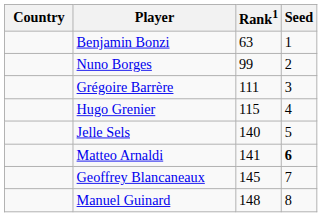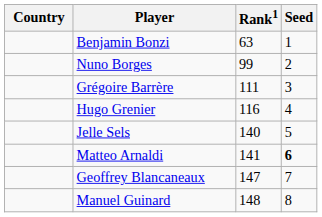(249, 109) 115 -> (249, 109) 116
(250, 177) 145 -> (250, 177) 147
